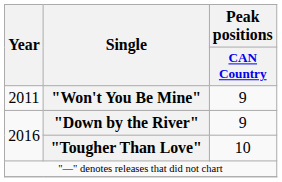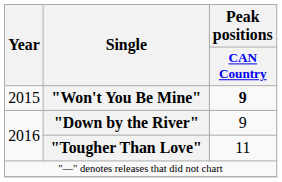(24, 97) 2011 -> (24, 97) 2015
(243, 97) normal -> (243, 97) bold
(243, 148) 10 -> (243, 148) 11
